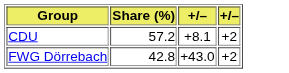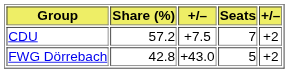+ column: (238, 15)
(197, 36) +8.1 -> (197, 36) +7.5
